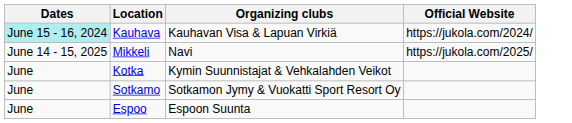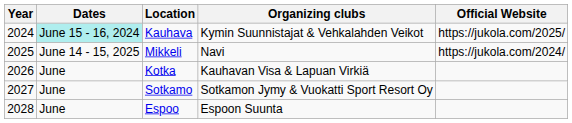+ column: (20, 14)
(252, 33) Kauhavan Visa & Lapuan Virkiä -> (312, 33) Kymin Suunnistajat & Vehkalahden Veikot
(469, 33) https://jukola.com/2024/ -> (502, 33) https://jukola.com/2025/
(469, 52) https://jukola.com/2025/ -> (502, 52) https://jukola.com/2024/
(280, 71) Kymin Suunnistajat & Vehkalahden Veikot -> (285, 71) Kauhavan Visa & Lapuan Virkiä
